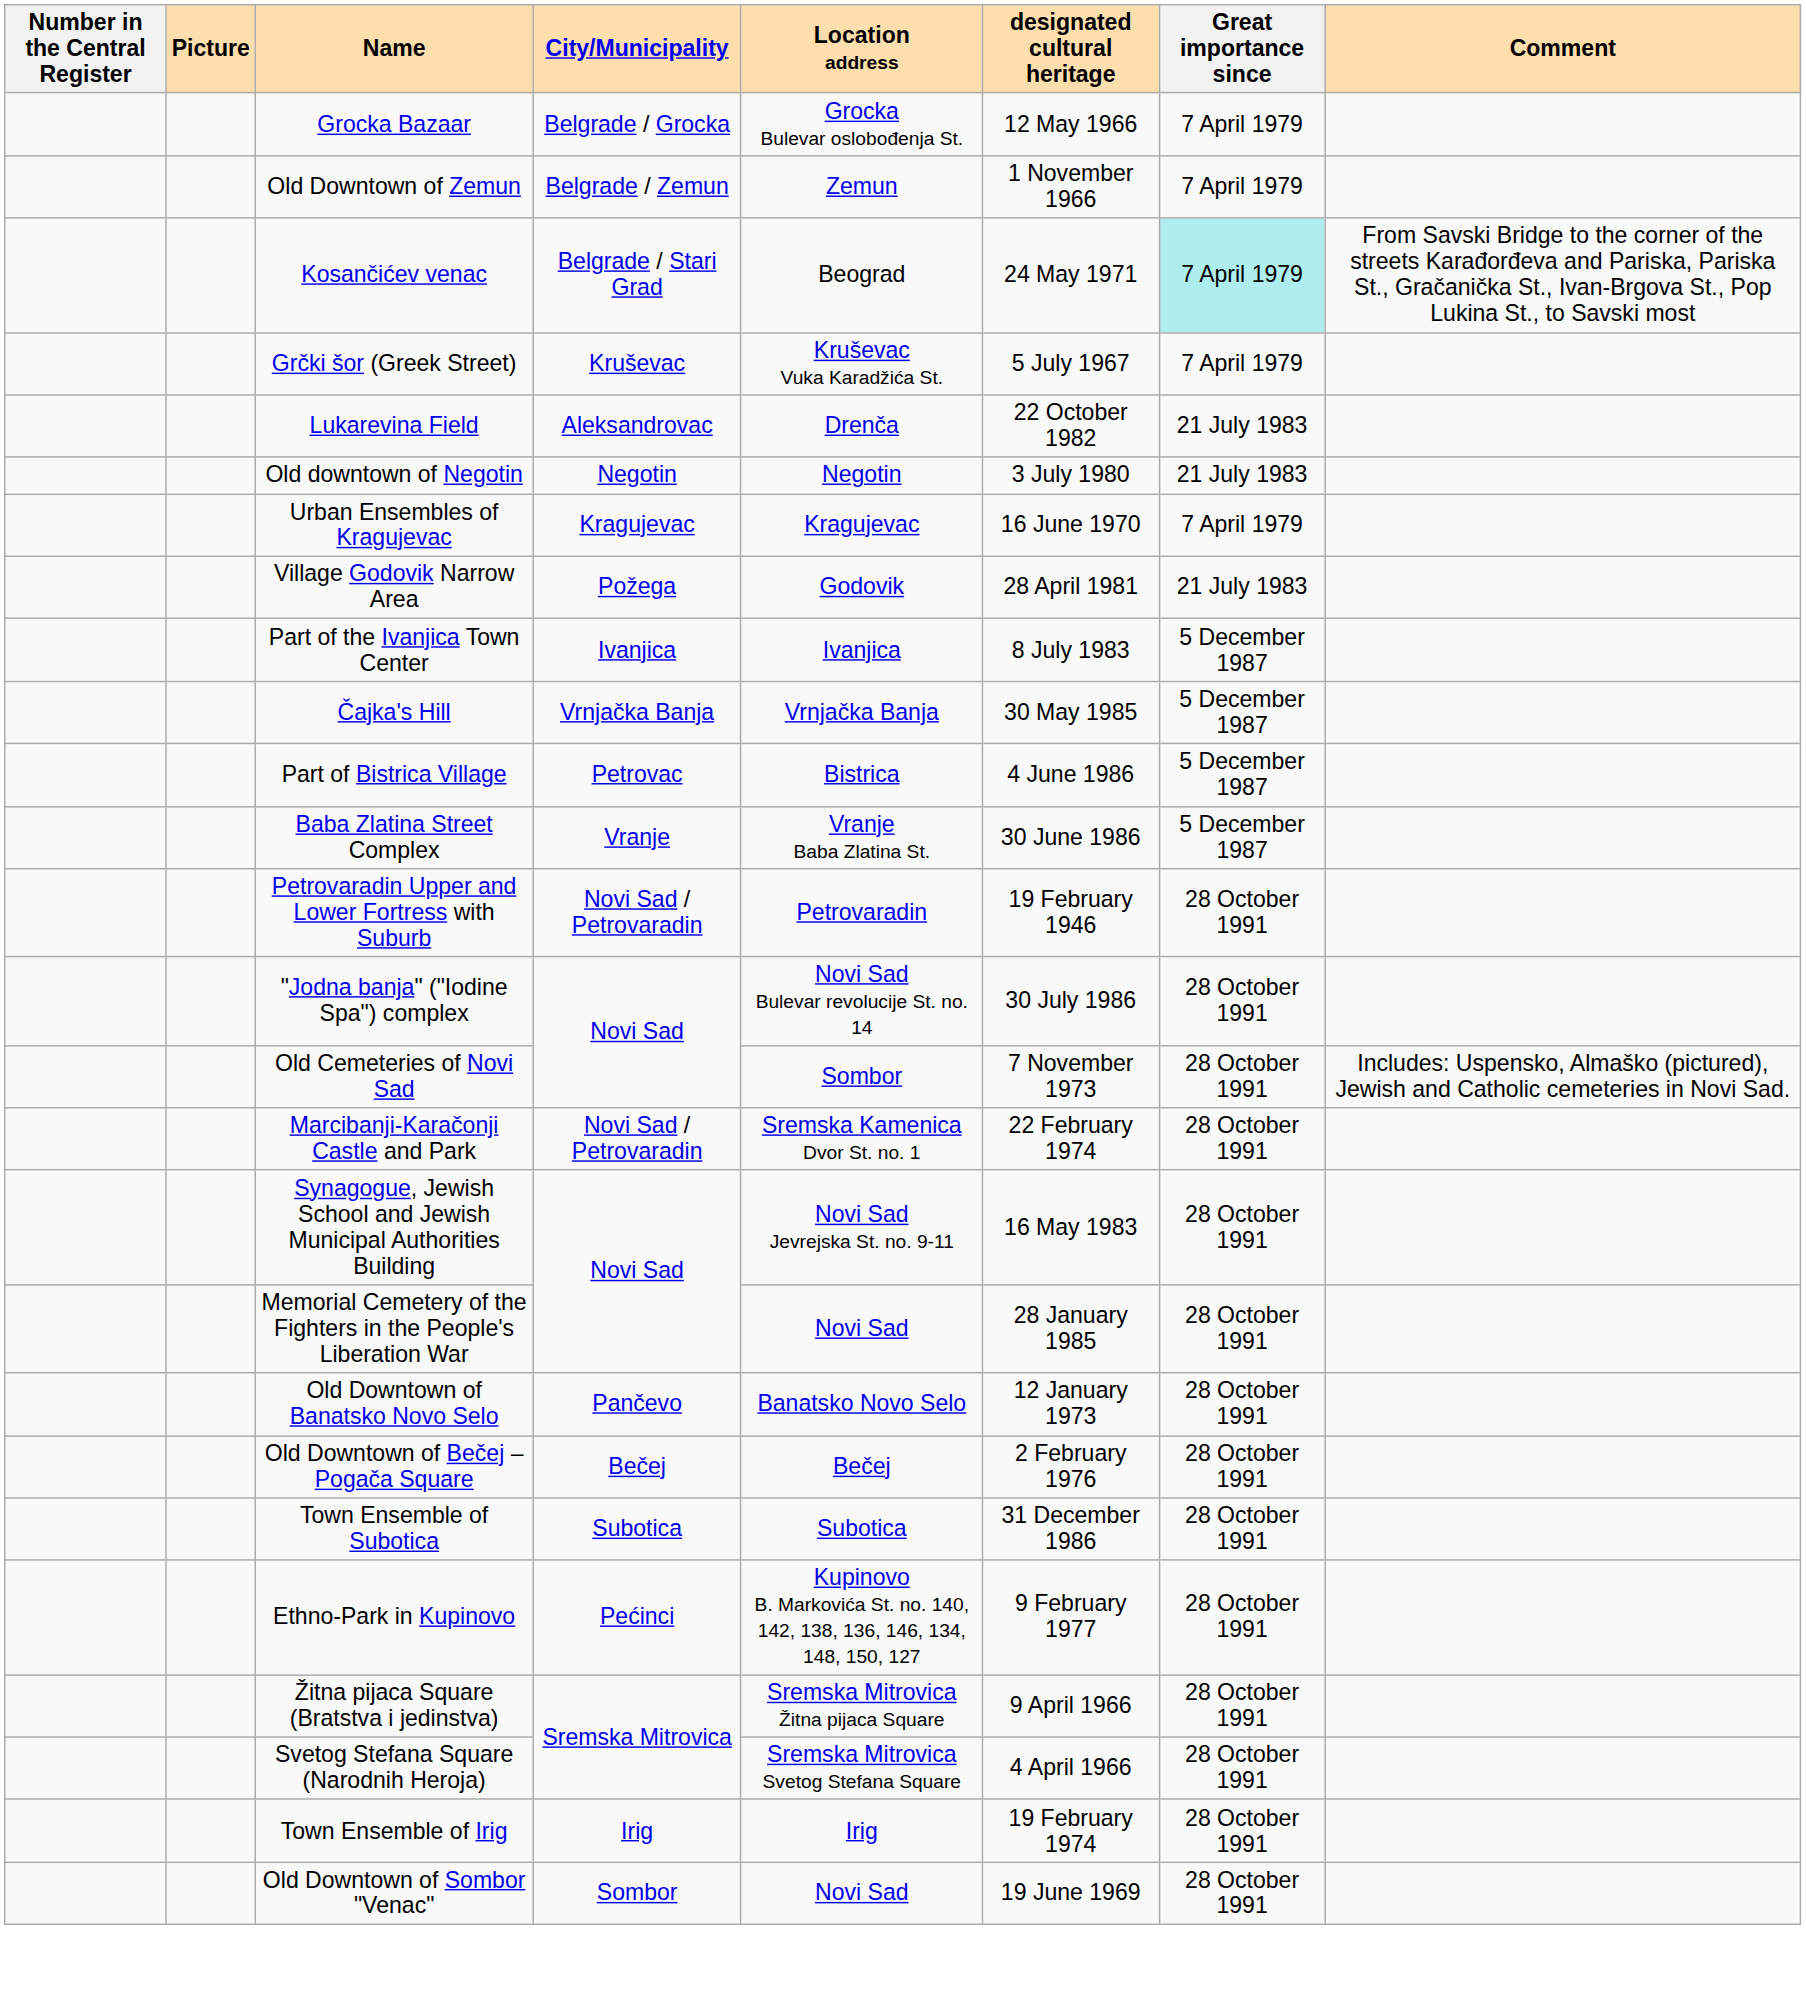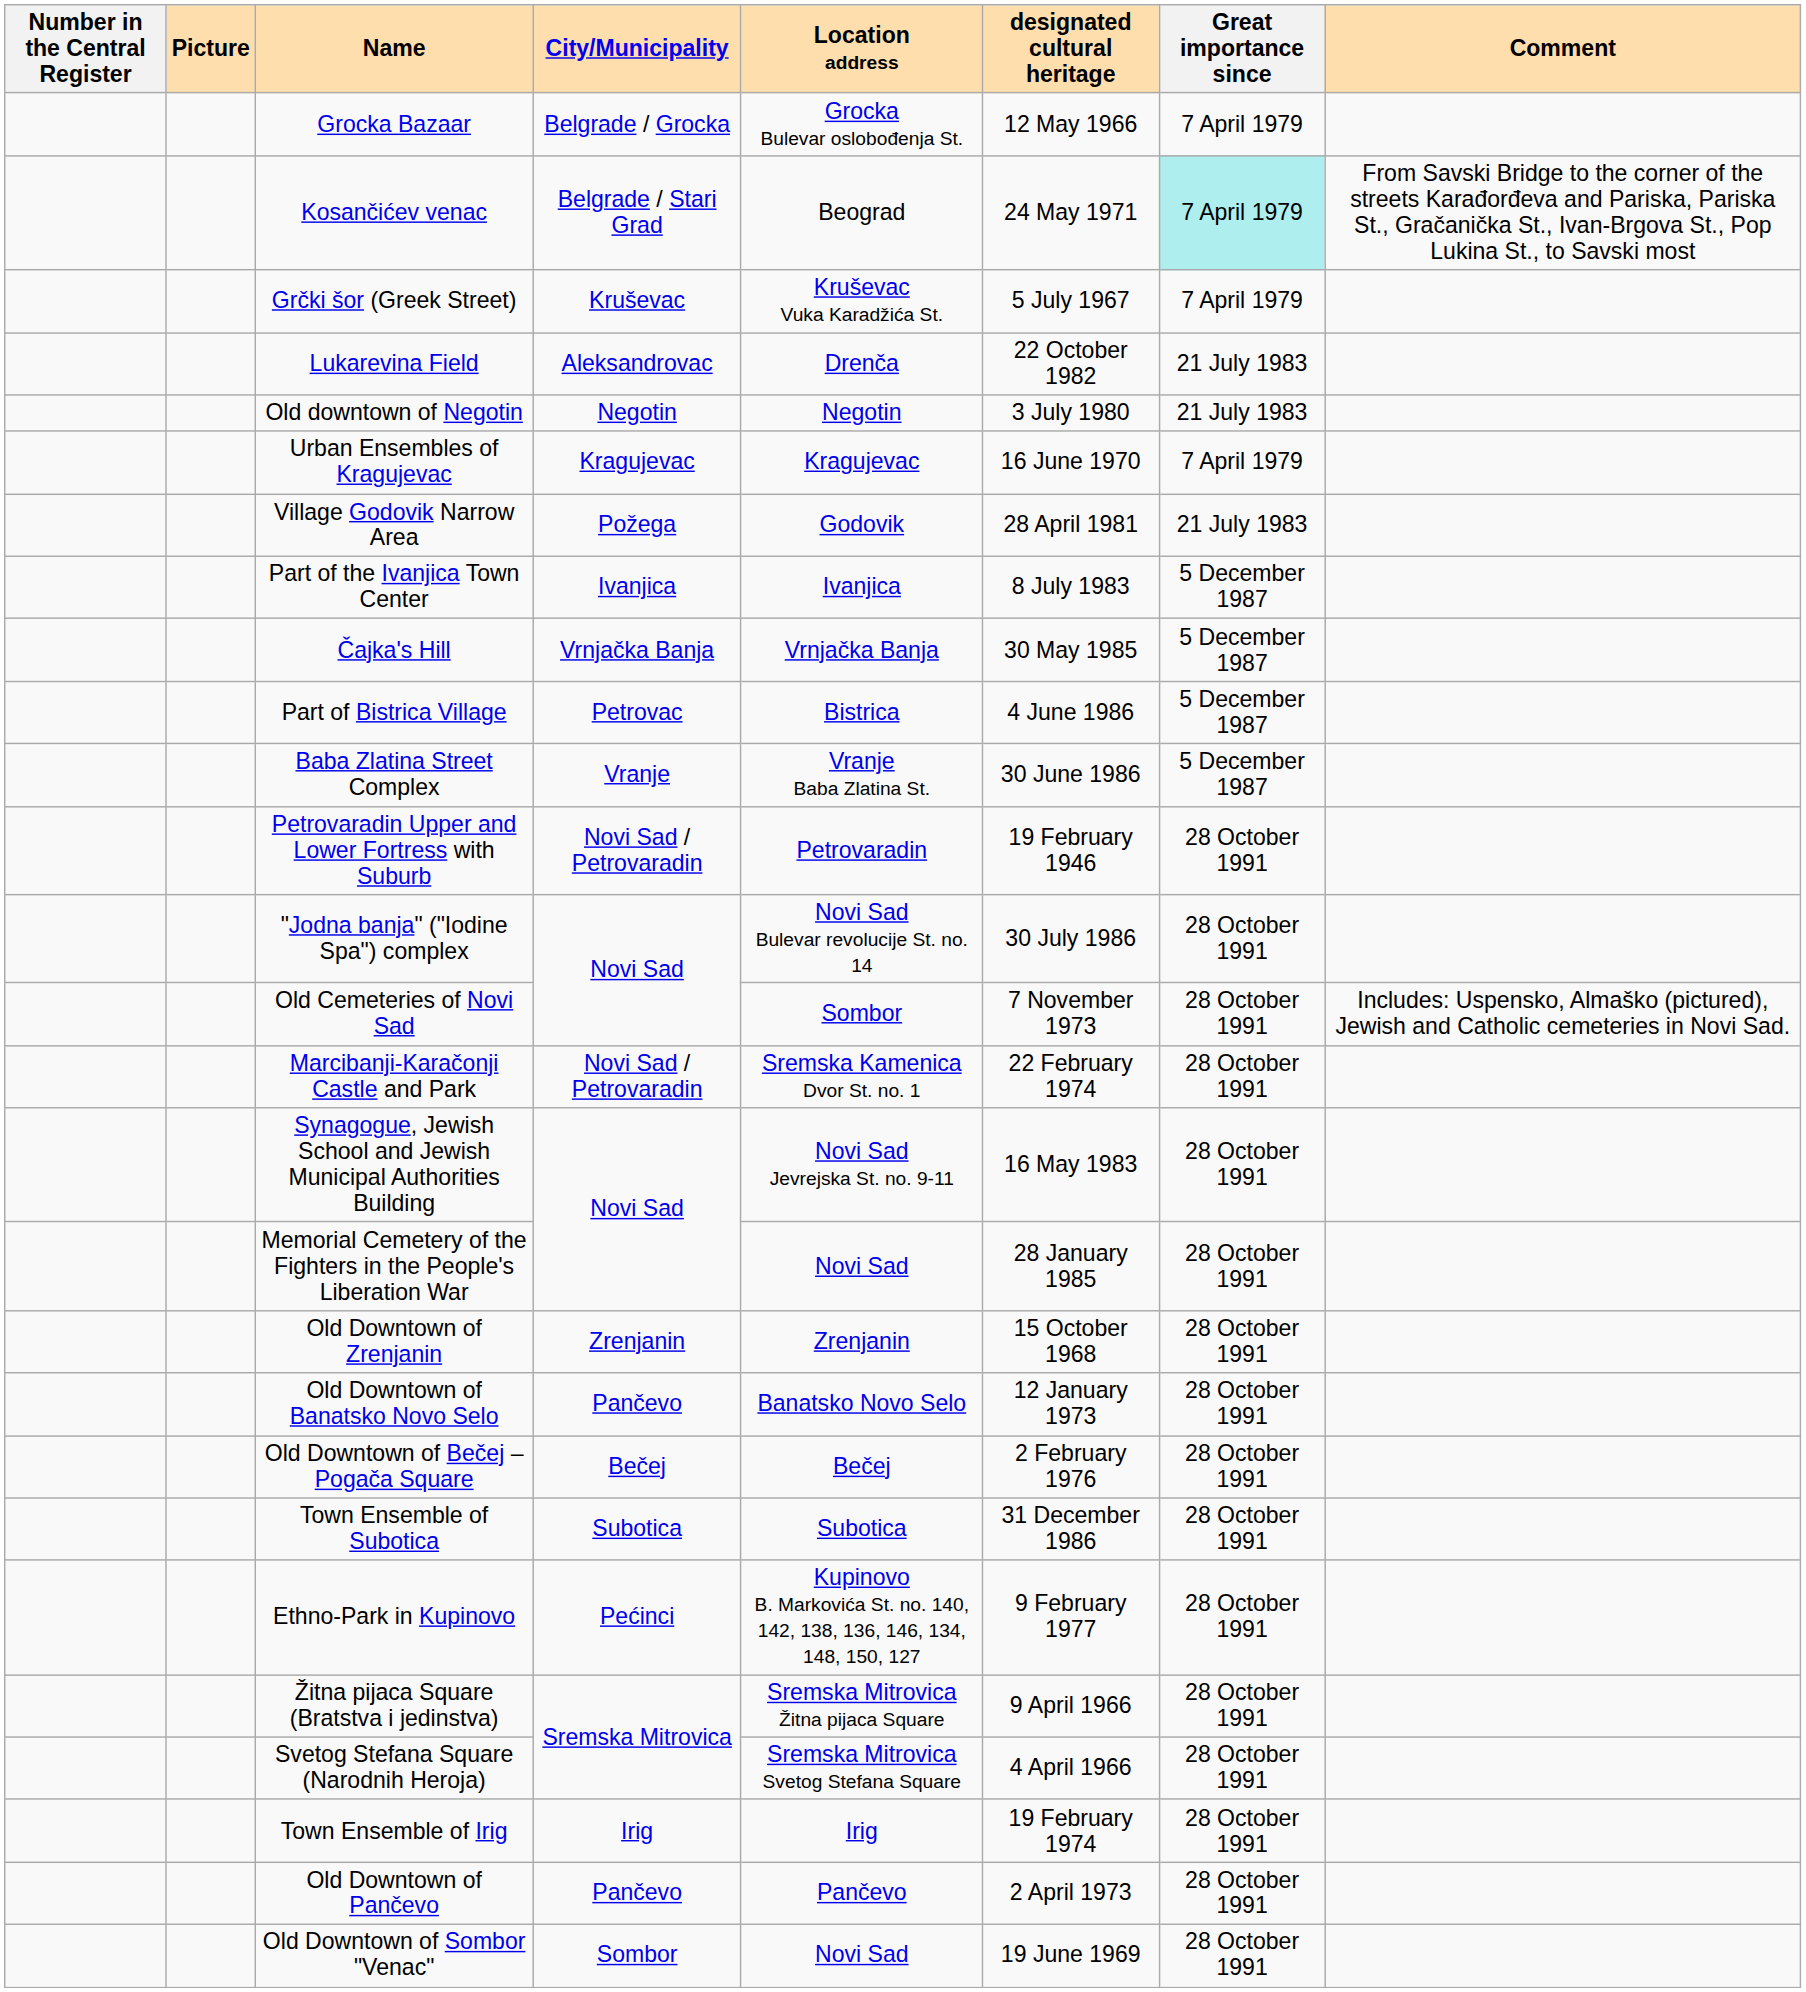- row: (394, 186)
+ row: (394, 1341)
+ row: (394, 1892)
